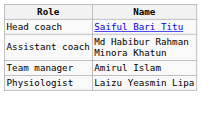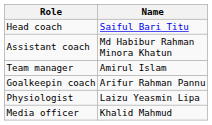+ row: (51, 83)
+ row: (43, 113)
